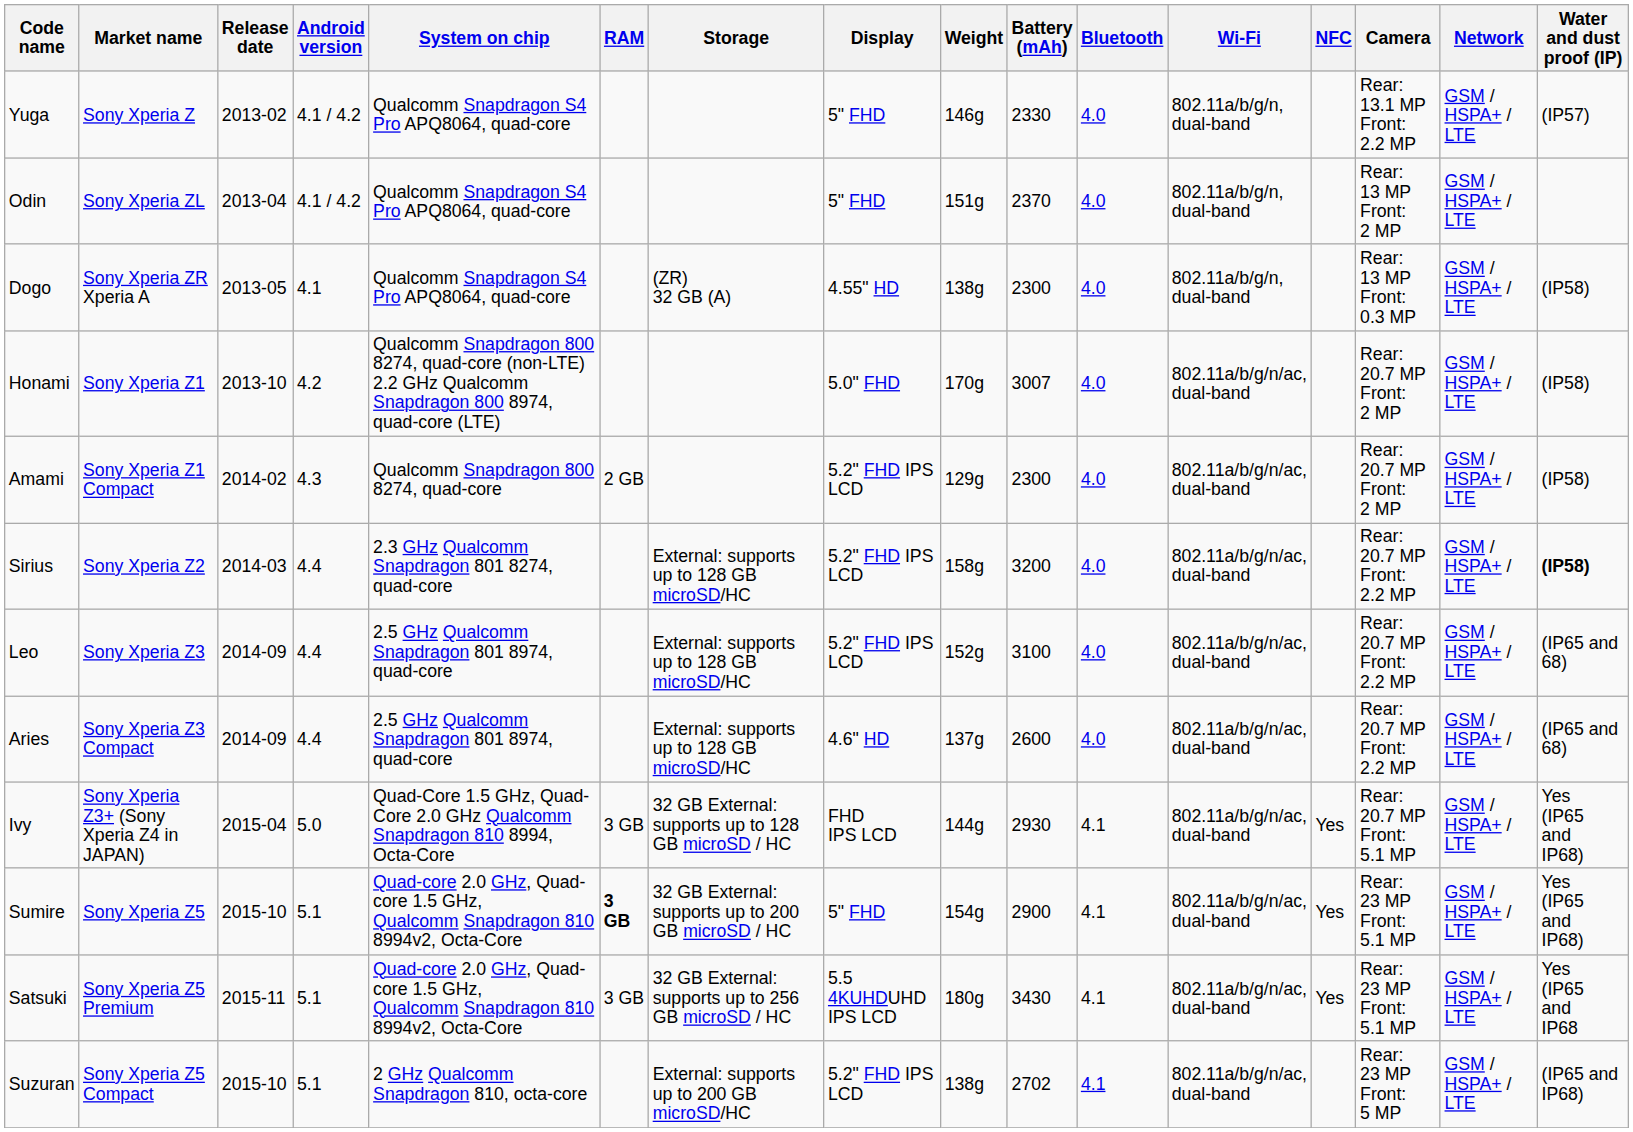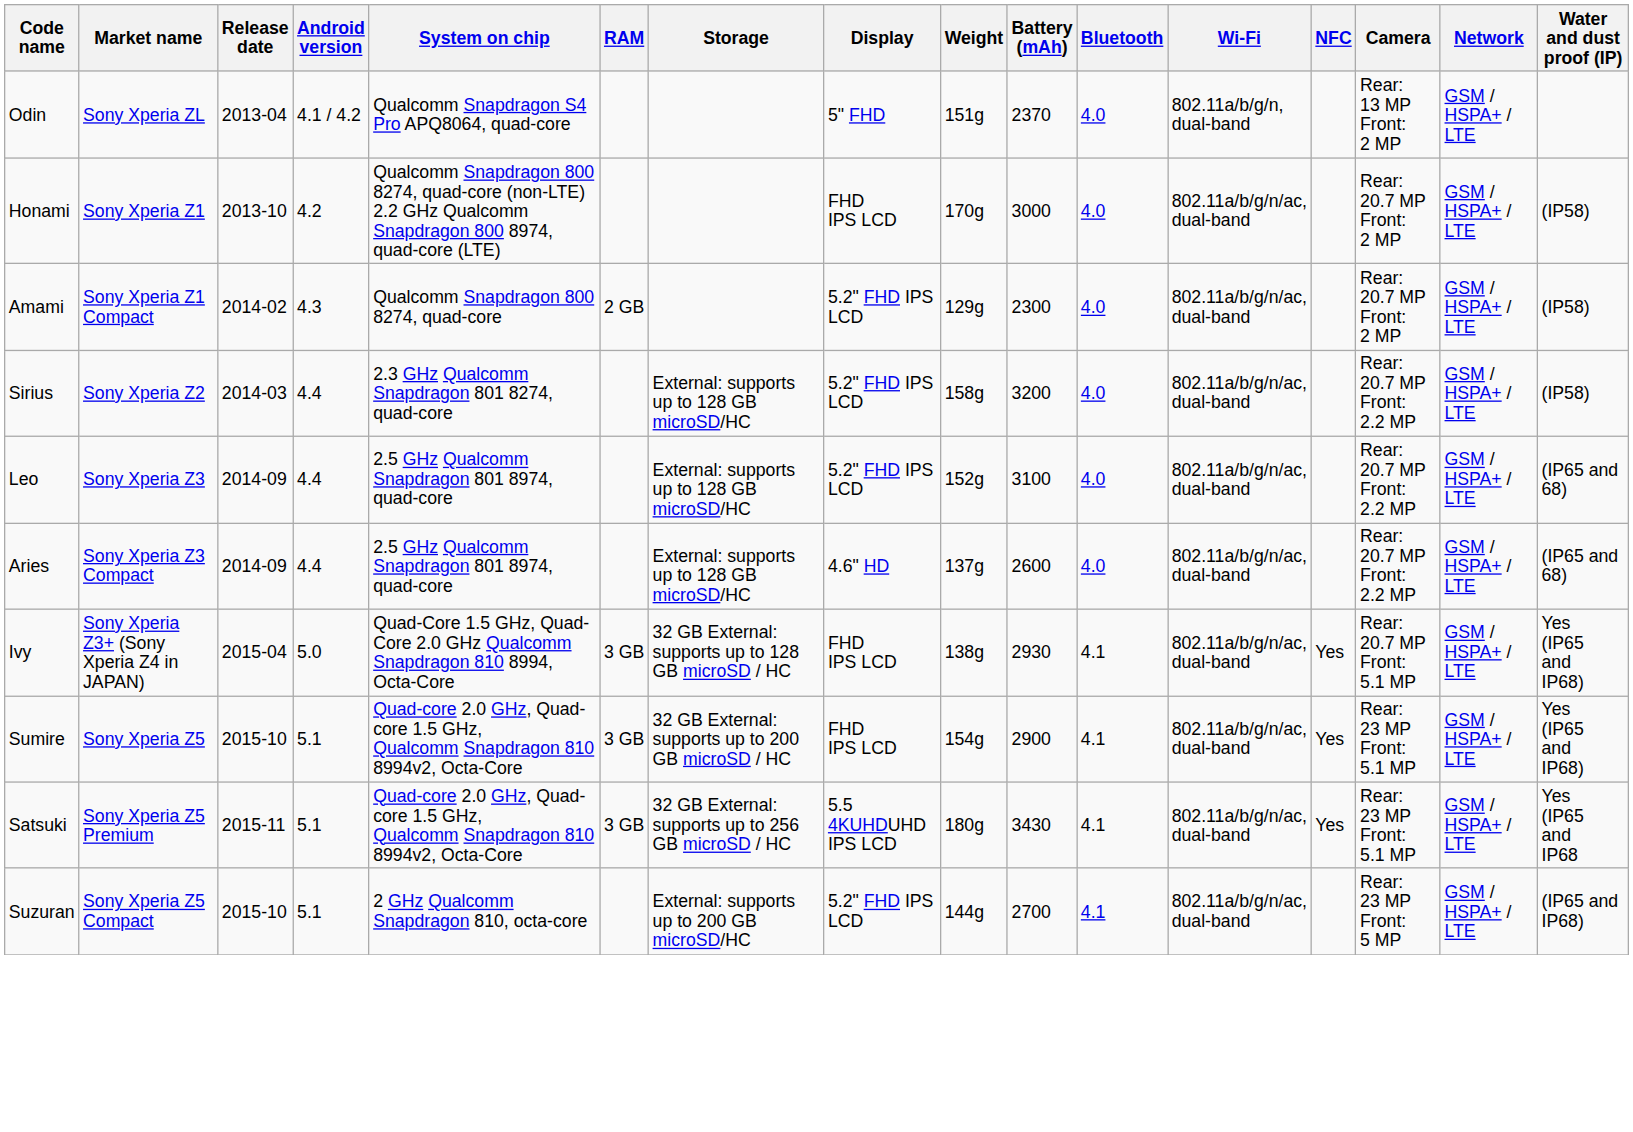- row: (29, 114)
- row: (30, 287)
(864, 383) 5.0" FHD -> (862, 210) FHD IPS LCD
(1031, 383) 3007 -> (1031, 210) 3000
(1566, 566) bold -> (1566, 393) normal
(964, 825) 144g -> (964, 652) 138g
(617, 911) bold -> (624, 738) normal
(857, 911) 5" FHD -> (862, 738) FHD IPS LCD
(964, 1084) 138g -> (964, 911) 144g
(1031, 1084) 2702 -> (1031, 911) 2700
